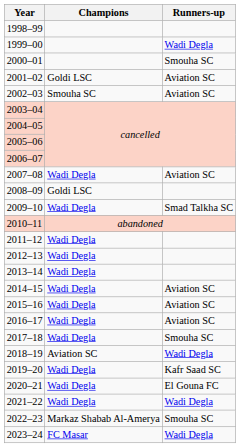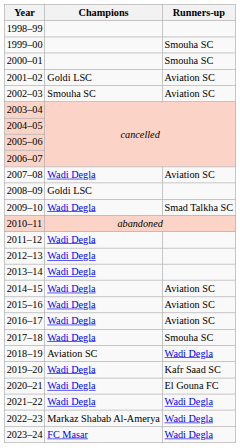(189, 45) Wadi Degla -> (189, 45) Smouha SC
(189, 418) Smouha SC -> (189, 418) Wadi Degla
